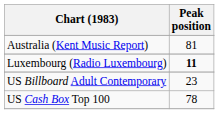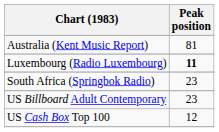+ row: (81, 81)
(191, 99) 78 -> (191, 117) 12
